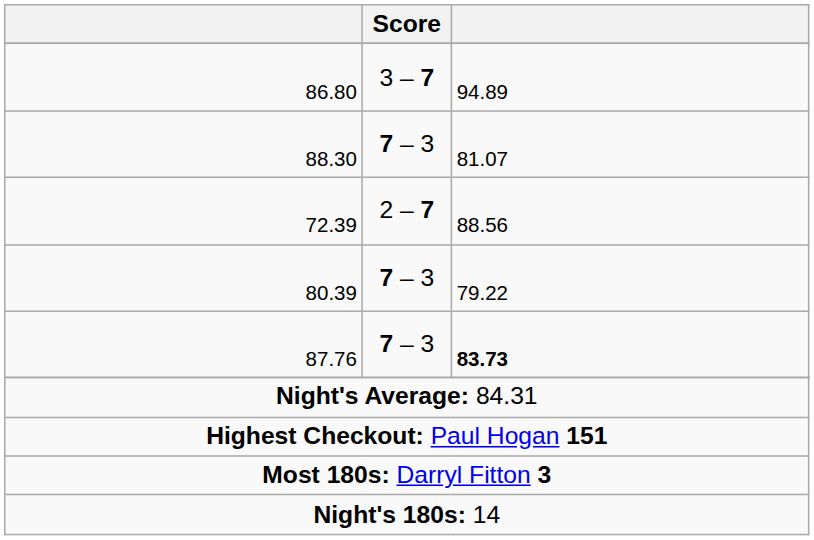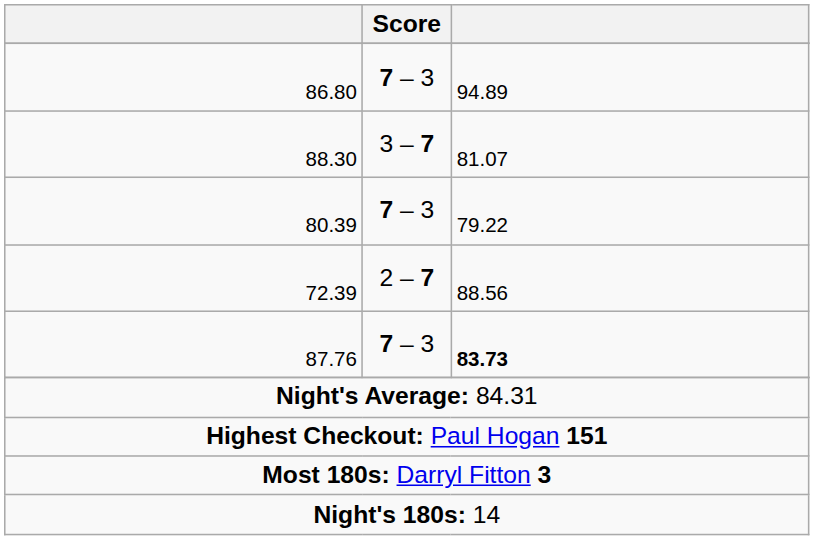(407, 76) 3 – 7 -> (407, 76) 7 – 3
(407, 143) 7 – 3 -> (407, 143) 3 – 7
rows swapped: (331, 225) <-> (331, 292)
